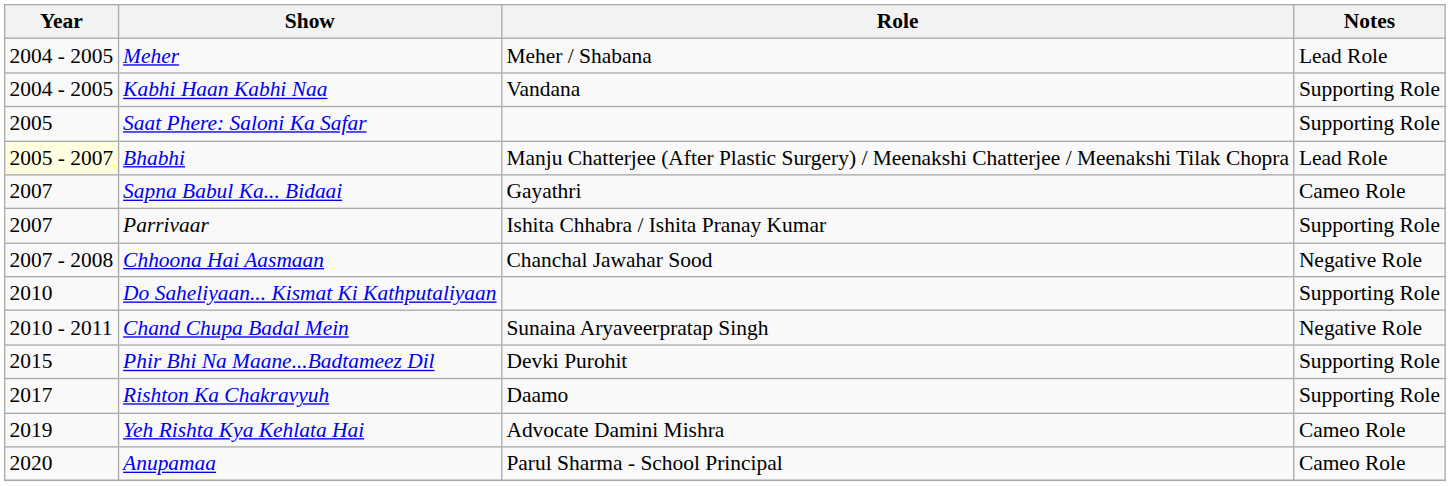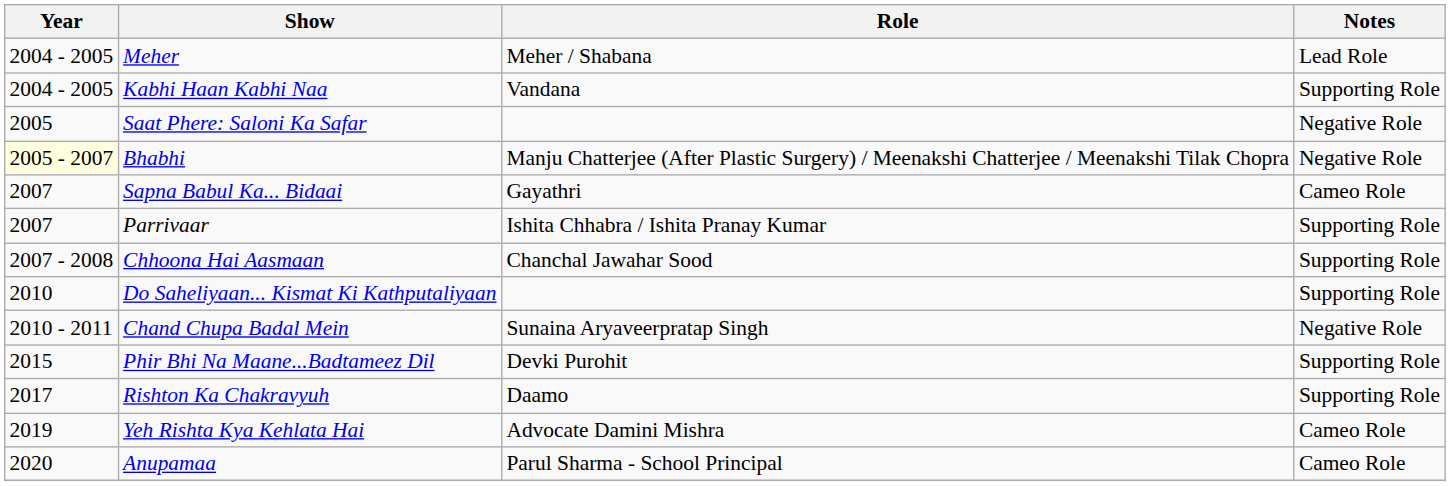(1369, 123) Supporting Role -> (1360, 123) Negative Role
(1343, 157) Lead Role -> (1360, 157) Negative Role
(1360, 259) Negative Role -> (1369, 259) Supporting Role
